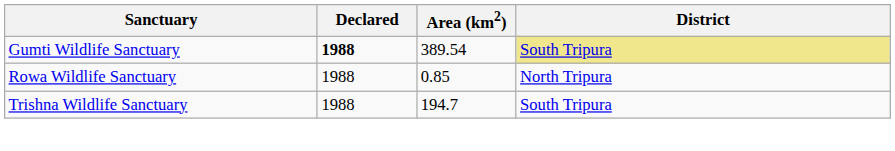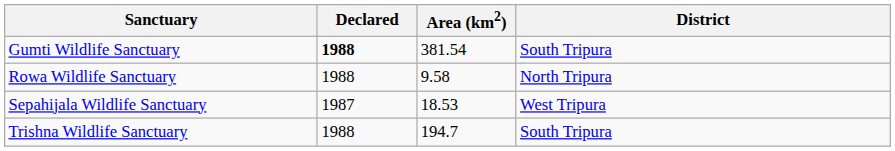(444, 49) 389.54 -> (444, 49) 381.54
(566, 49) khaki background -> (566, 49) no background
(435, 76) 0.85 -> (435, 76) 9.58
+ row: (108, 104)
